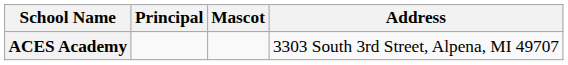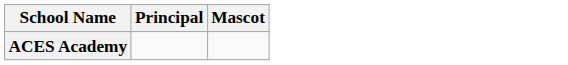- column: (416, 18)
